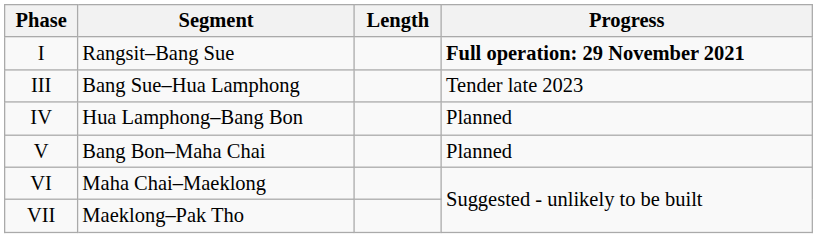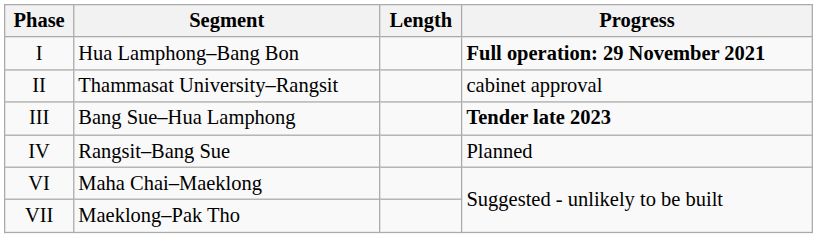(158, 53) Rangsit–Bang Sue -> (189, 53) Hua Lamphong–Bang Bon
+ row: (39, 85)
(515, 85) normal -> (539, 118) bold
(193, 118) Hua Lamphong–Bang Bon -> (154, 150) Rangsit–Bang Sue
- row: (41, 150)
